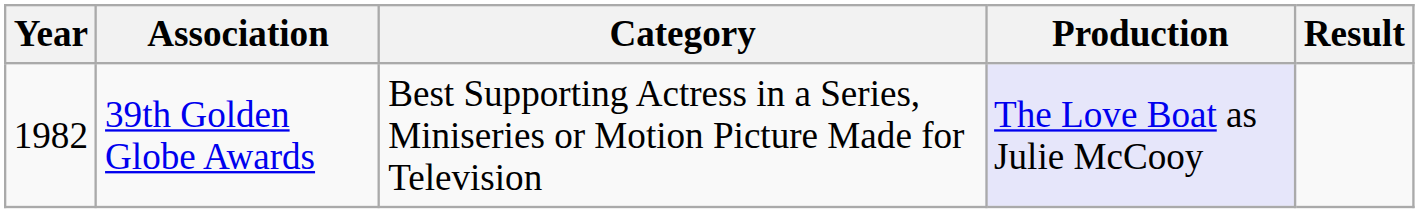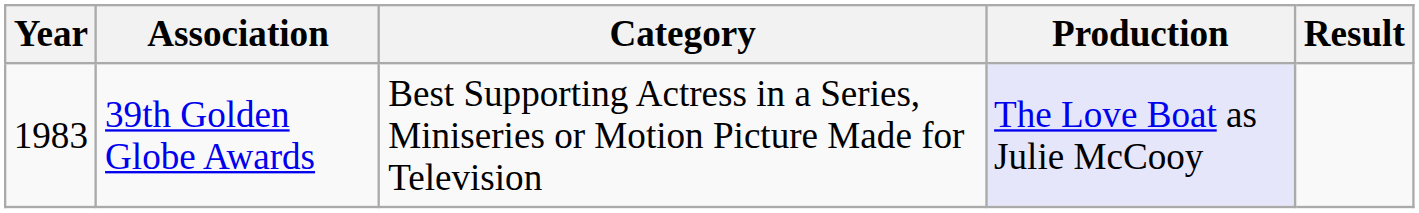(51, 134) 1982 -> (51, 134) 1983
